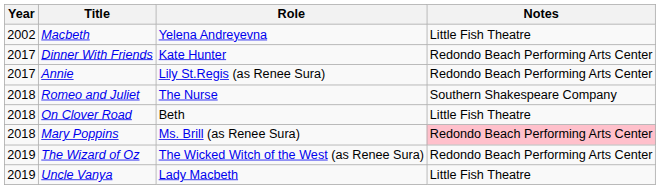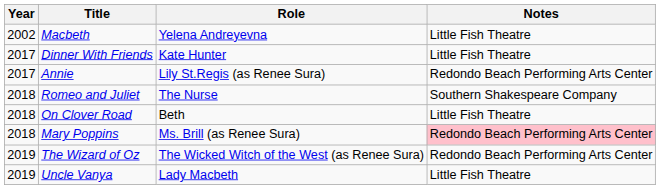(541, 54) Redondo Beach Performing Arts Center -> (480, 54) Little Fish Theatre
